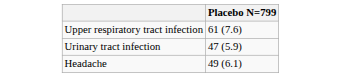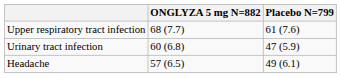+ column: (205, 13)
